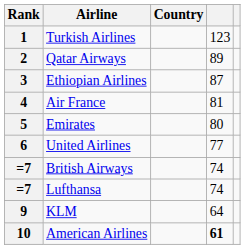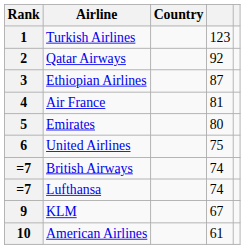(217, 59) 89 -> (217, 59) 92
(217, 146) 77 -> (217, 146) 75
(217, 211) 64 -> (217, 211) 67
(217, 233) bold -> (217, 233) normal
